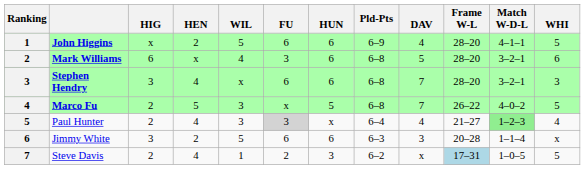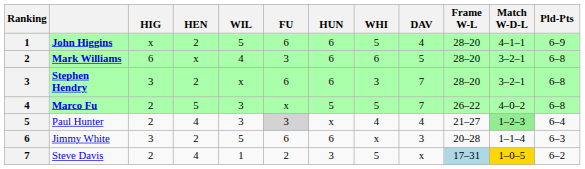columns swapped: (557, 25) <-> (376, 19)
(196, 82) 4 -> (196, 82) 2
(512, 156) no background -> (512, 156) gold background
